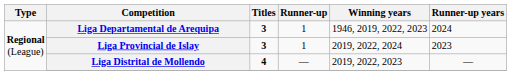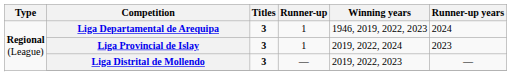(264, 62) 4 -> (264, 62) 3
